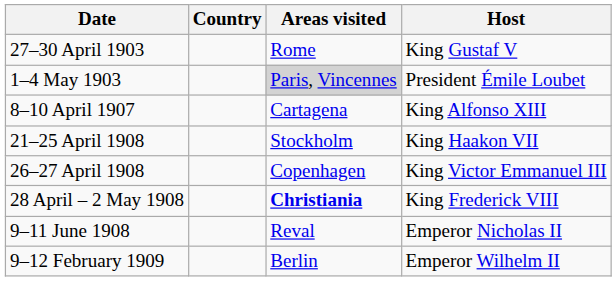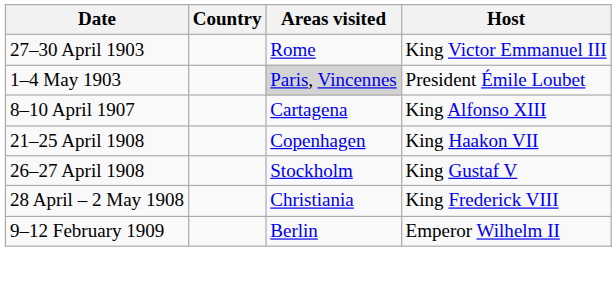(461, 49) King Gustaf V -> (506, 49) King Victor Emmanuel III
(312, 140) Stockholm -> (318, 140) Copenhagen
(318, 170) Copenhagen -> (312, 170) Stockholm
(506, 170) King Victor Emmanuel III -> (461, 170) King Gustaf V
(316, 200) bold -> (312, 200) normal
- row: (70, 230)
